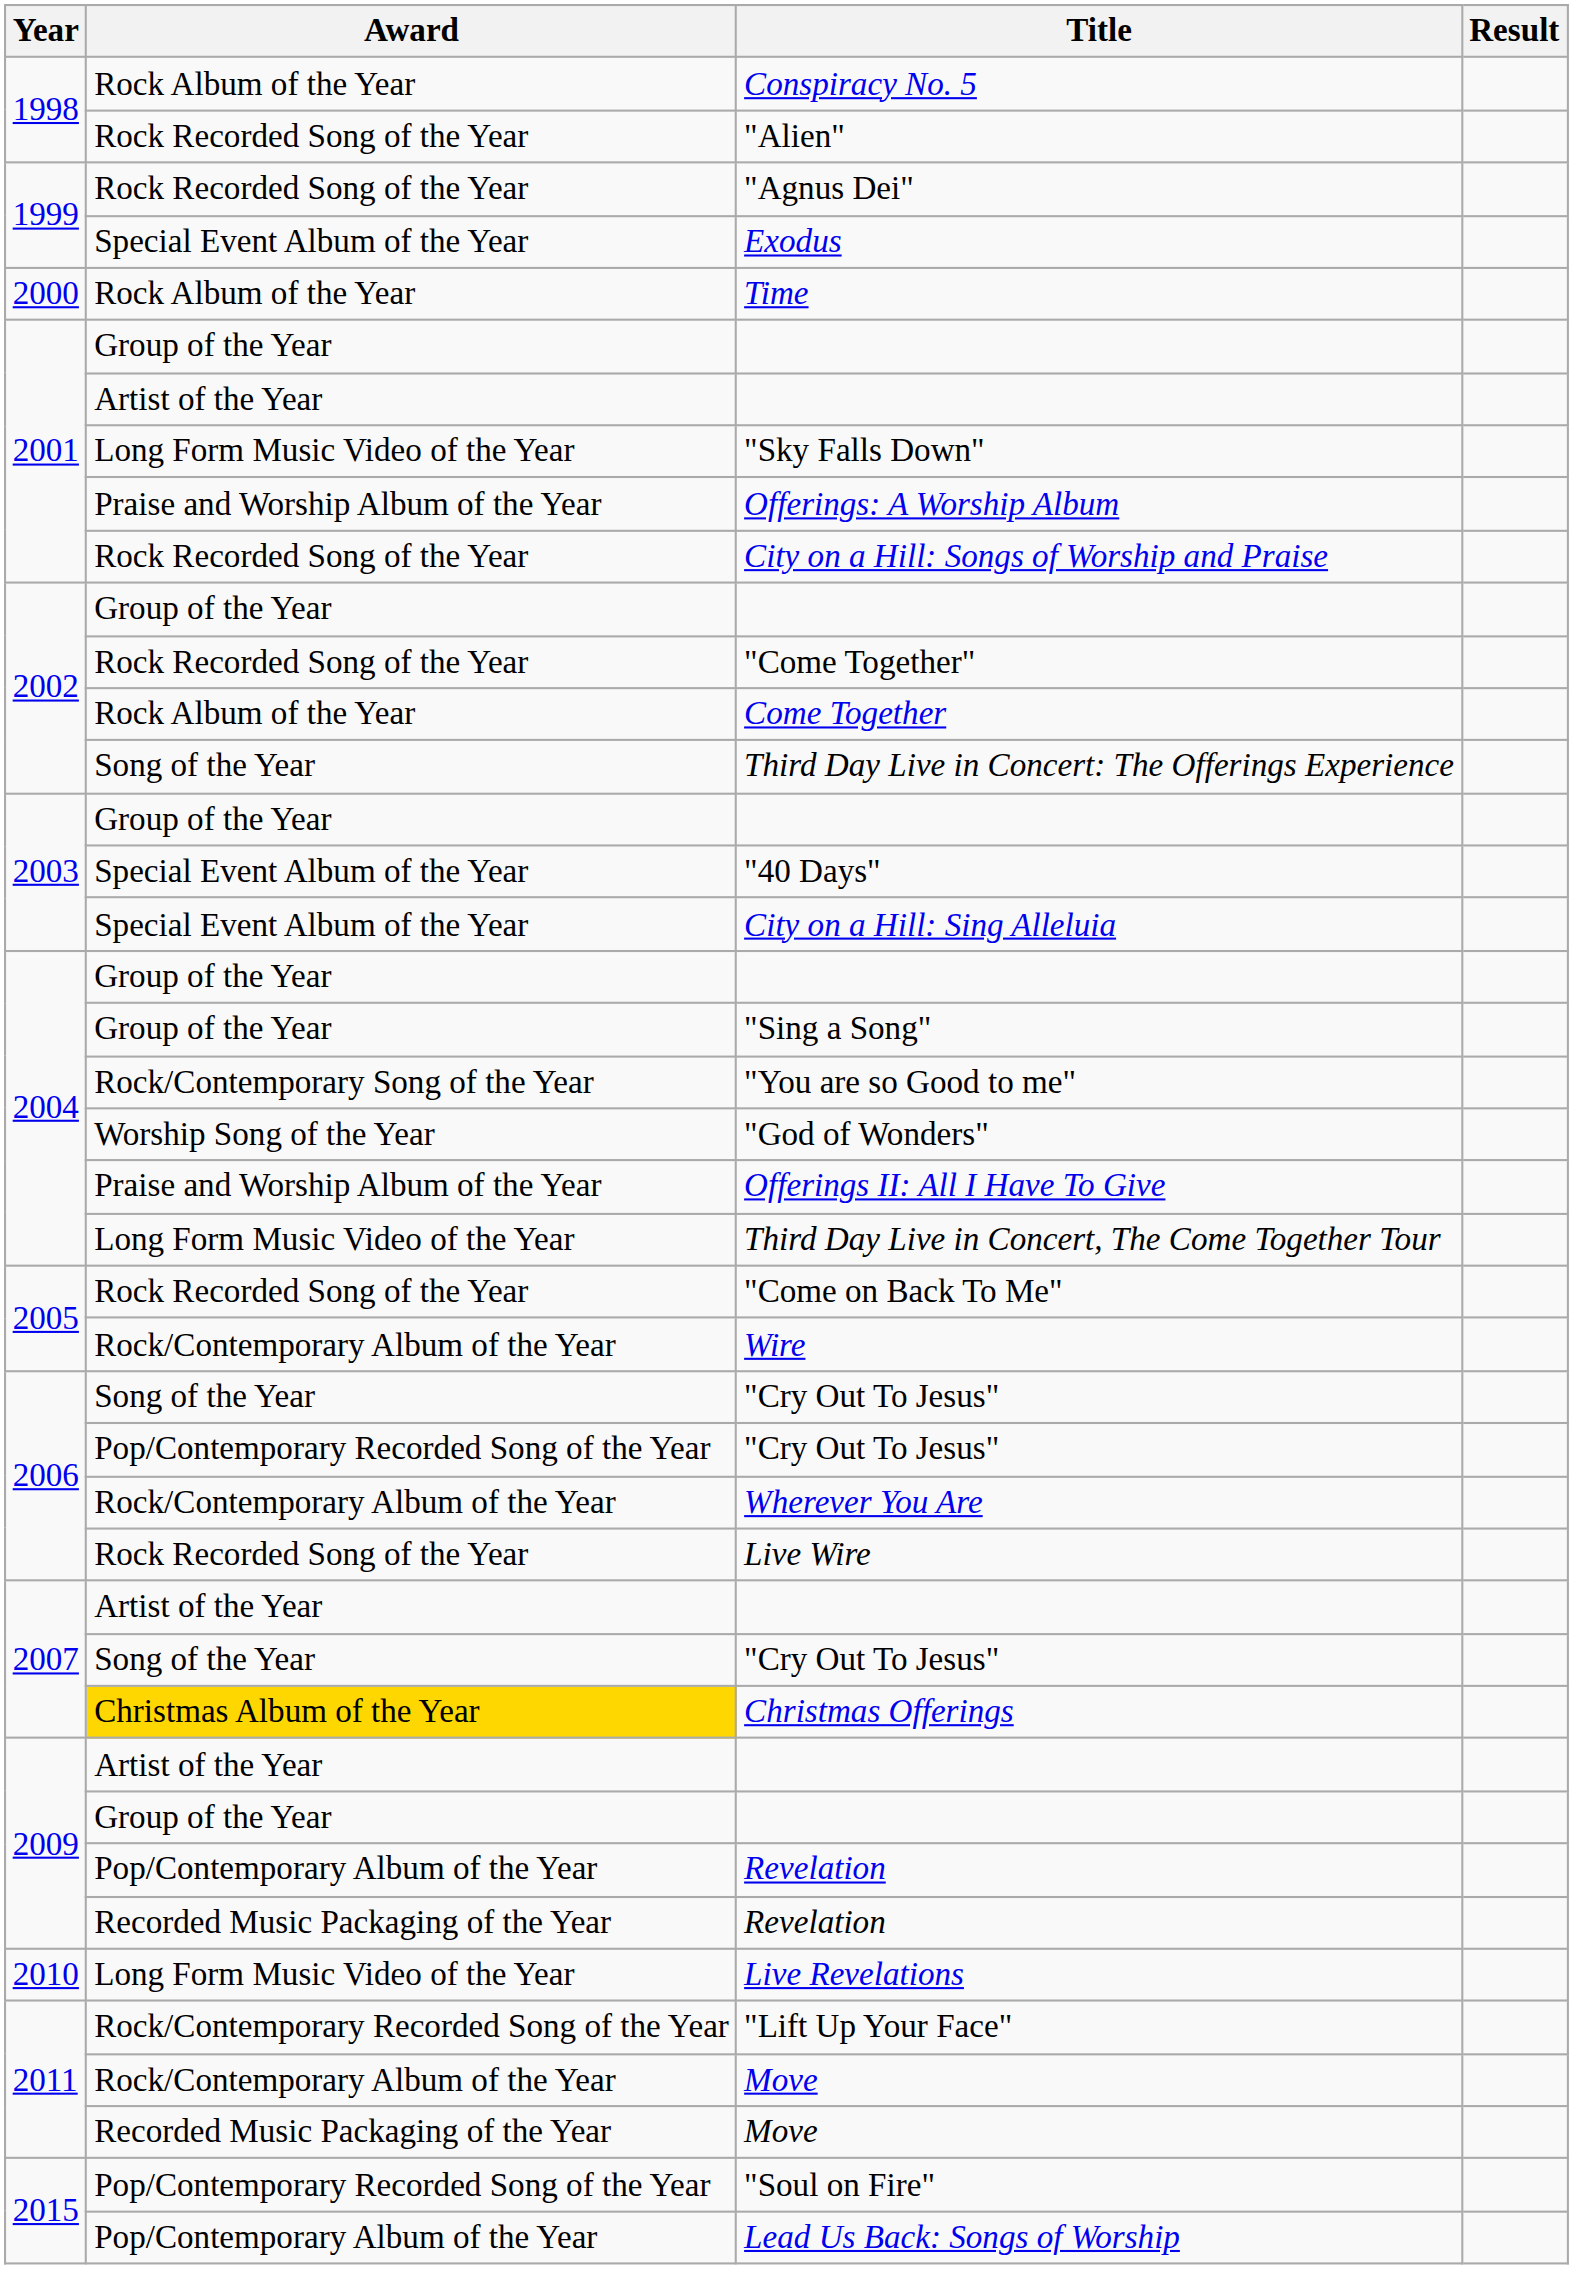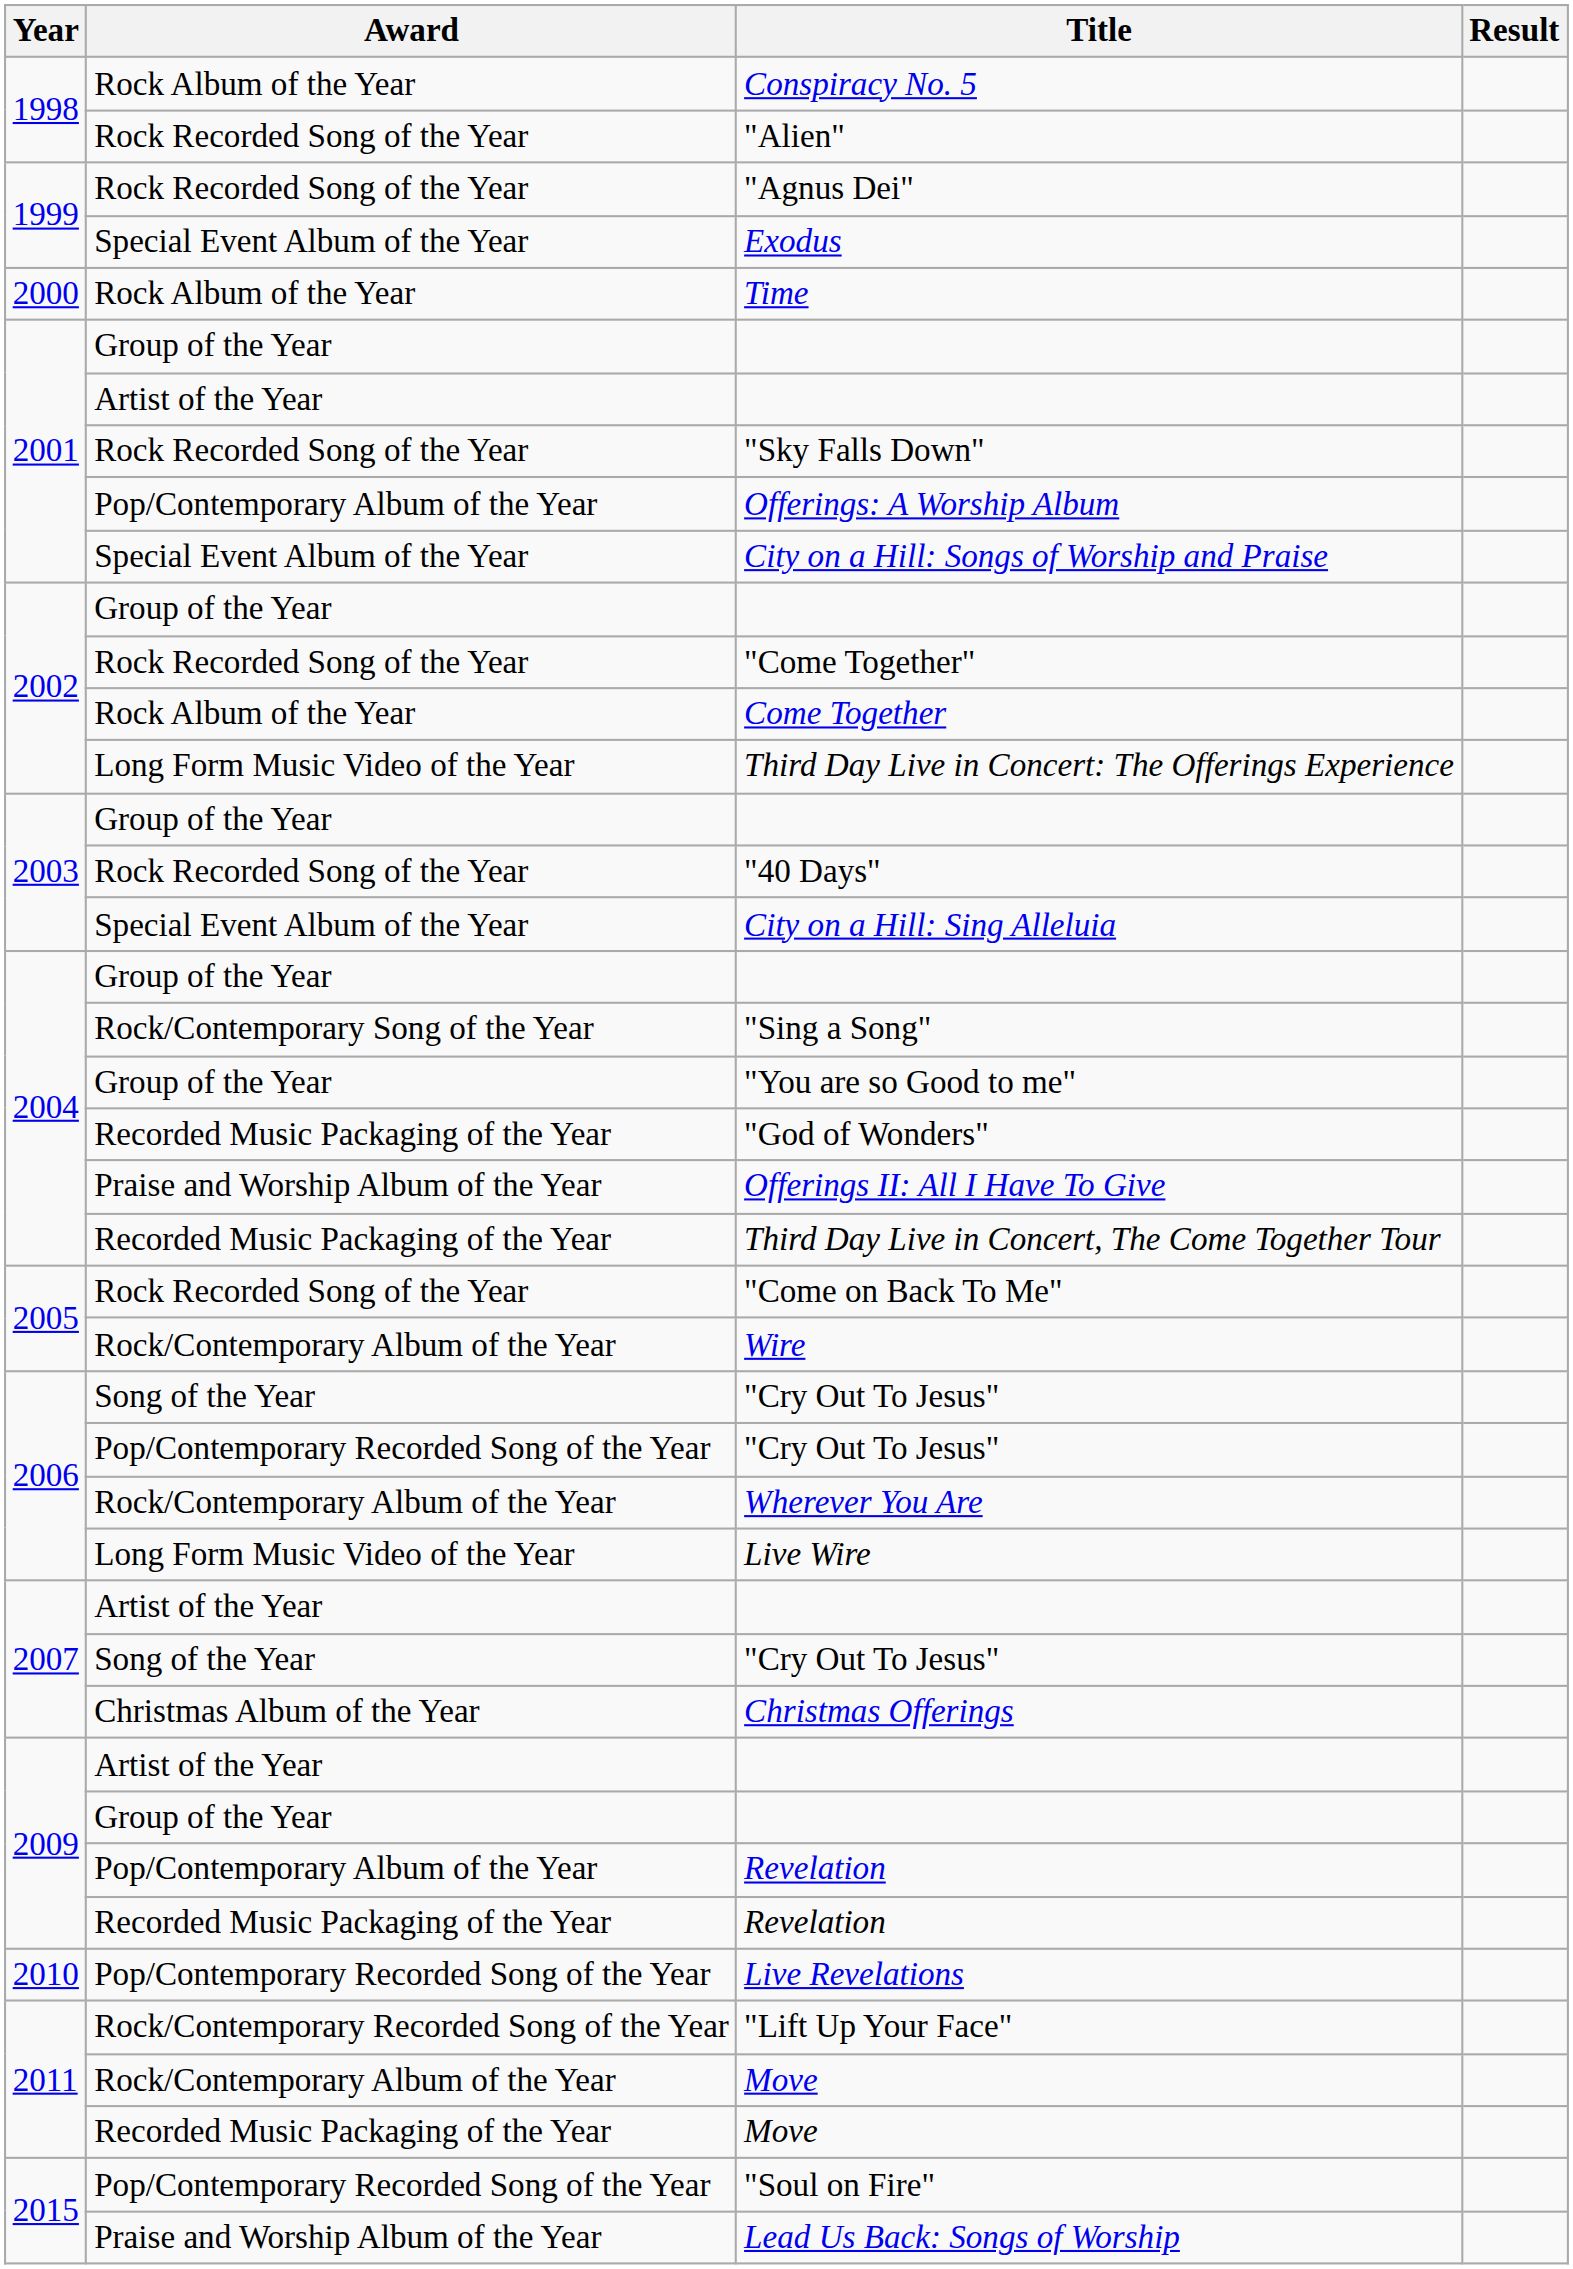(334, 450) Long Form Music Video of the Year -> (311, 450) Rock Recorded Song of the Year
(348, 503) Praise and Worship Album of the Year -> (346, 503) Pop/Contemporary Album of the Year
(311, 556) Rock Recorded Song of the Year -> (311, 556) Special Event Album of the Year
(205, 766) Song of the Year -> (334, 766) Long Form Music Video of the Year
(311, 871) Special Event Album of the Year -> (311, 871) Rock Recorded Song of the Year
(213, 1028) Group of the Year -> (344, 1028) Rock/Contemporary Song of the Year
(344, 1081) Rock/Contemporary Song of the Year -> (213, 1081) Group of the Year
(264, 1133) Worship Song of the Year -> (353, 1133) Recorded Music Packaging of the Year
(334, 1238) Long Form Music Video of the Year -> (353, 1238) Recorded Music Packaging of the Year
(311, 1554) Rock Recorded Song of the Year -> (334, 1554) Long Form Music Video of the Year
(287, 1711) gold background -> (287, 1711) no background
(334, 1974) Long Form Music Video of the Year -> (402, 1974) Pop/Contemporary Recorded Song of the Year
(346, 2236) Pop/Contemporary Album of the Year -> (348, 2236) Praise and Worship Album of the Year
